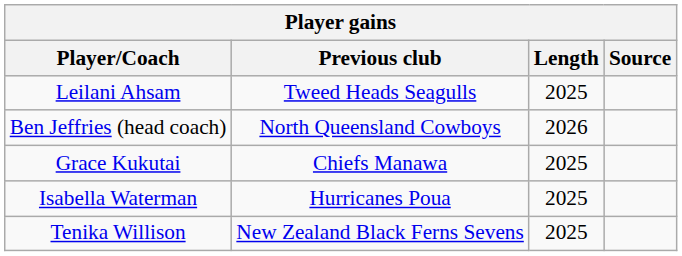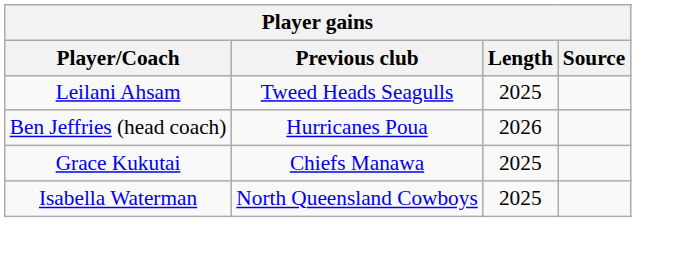(380, 127) North Queensland Cowboys -> (357, 127) Hurricanes Poua
(380, 198) Hurricanes Poua -> (357, 198) North Queensland Cowboys
- row: (118, 233)
